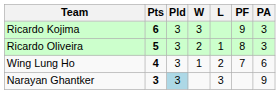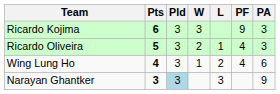(242, 47) 8 -> (242, 47) 4
(242, 64) 7 -> (242, 64) 4
